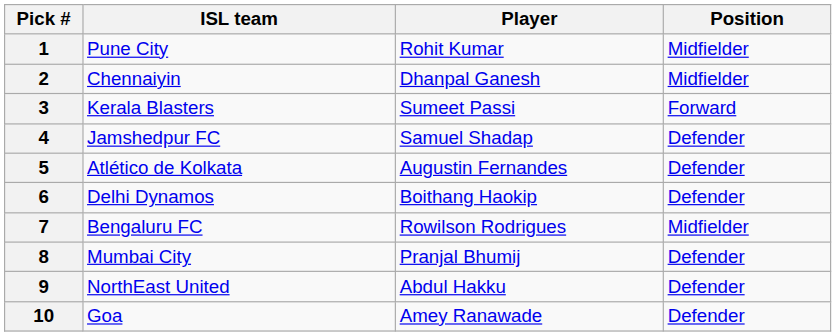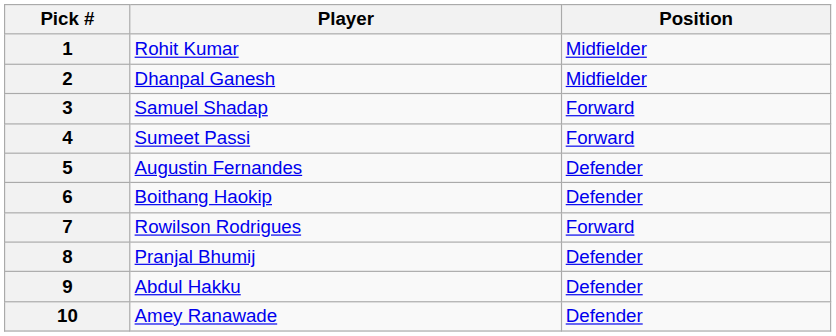- column: (239, 19)
(457, 108) Sumeet Passi -> (201, 108) Samuel Shadap
(466, 138) Samuel Shadap -> (192, 138) Sumeet Passi
(706, 138) Defender -> (600, 138) Forward
(708, 227) Midfielder -> (600, 227) Forward
